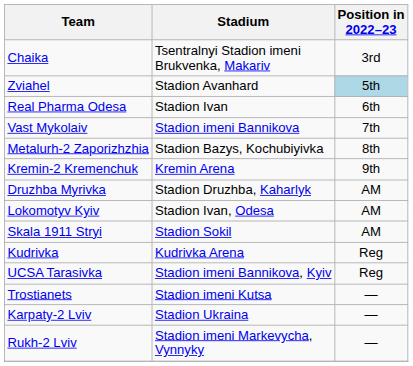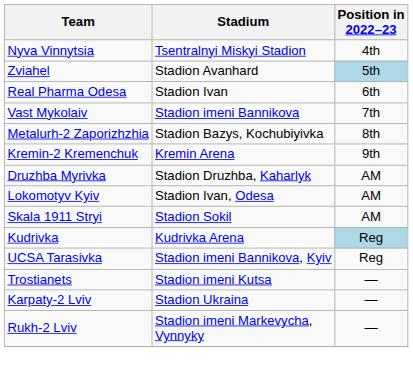- row: (28, 57)
+ row: (51, 50)
(371, 252) no background -> (371, 237) lightblue background
